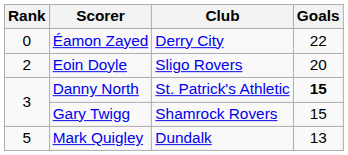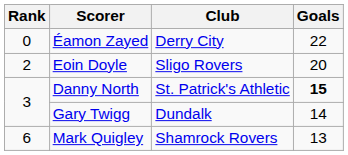(216, 114) Shamrock Rovers -> (184, 114) Dundalk
(318, 114) 15 -> (318, 114) 14
(27, 138) 5 -> (27, 138) 6
(184, 138) Dundalk -> (216, 138) Shamrock Rovers
